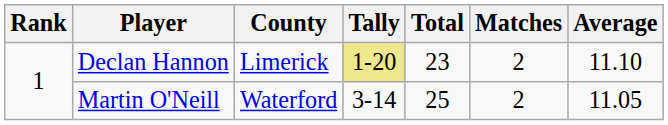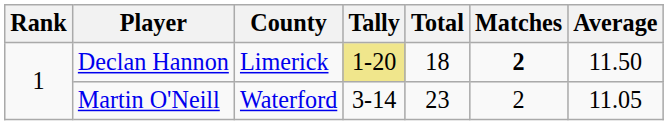(437, 61) 23 -> (437, 61) 18
(519, 61) normal -> (519, 61) bold
(615, 61) 11.10 -> (615, 61) 11.50
(437, 100) 25 -> (437, 100) 23
